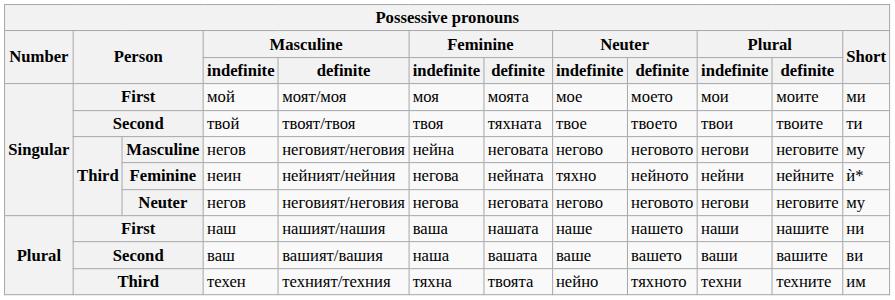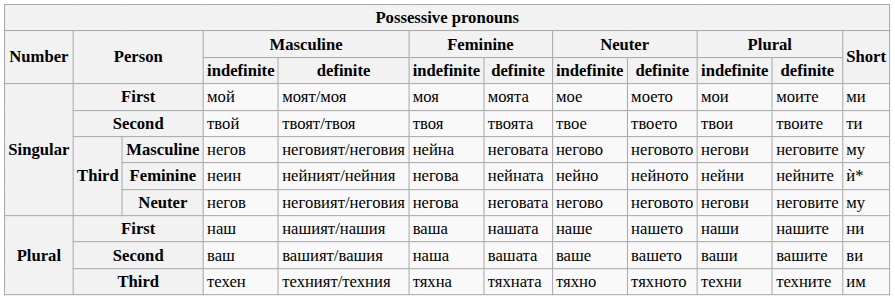(515, 123) тяхната -> (511, 123) твоята
(576, 176) тяхно -> (577, 176) нейно
(511, 281) твоята -> (515, 281) тяхната
(577, 281) нейно -> (576, 281) тяхно
